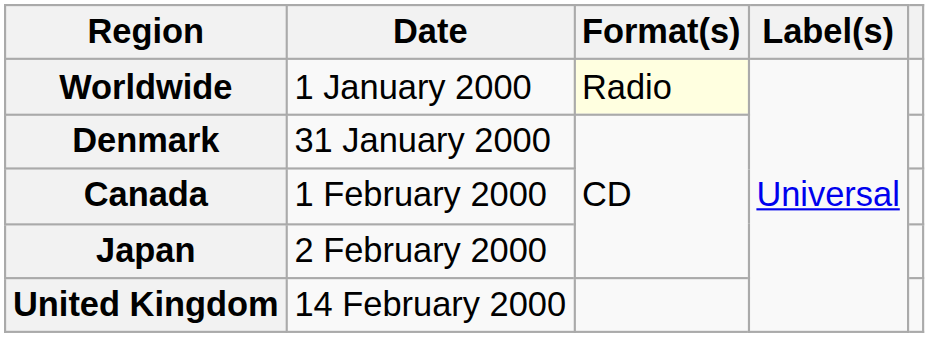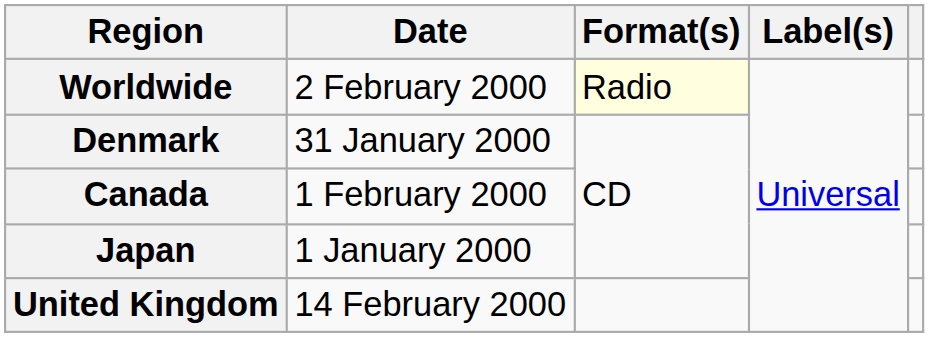(413, 86) 1 January 2000 -> (421, 86) 2 February 2000
(421, 250) 2 February 2000 -> (413, 250) 1 January 2000
